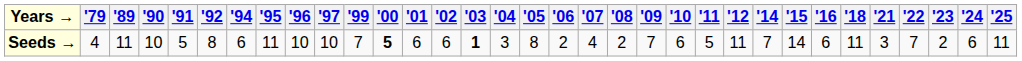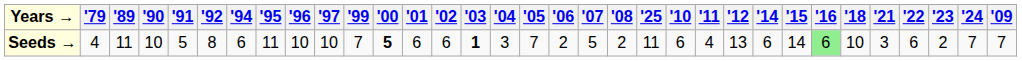columns swapped: (651, 17) <-> (1001, 17)
(534, 42) 8 -> (534, 42) 7
(593, 42) 4 -> (593, 42) 5
(709, 42) 5 -> (709, 42) 4
(738, 42) 11 -> (738, 42) 13
(767, 42) 7 -> (767, 42) 6
(826, 42) no background -> (826, 42) lightgreen background
(855, 42) 11 -> (855, 42) 10
(914, 42) 7 -> (914, 42) 6
(972, 42) 6 -> (972, 42) 7
